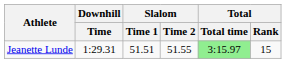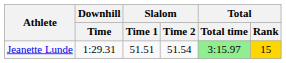(179, 50) 51.55 -> (179, 50) 51.54
(266, 50) no background -> (266, 50) gold background
